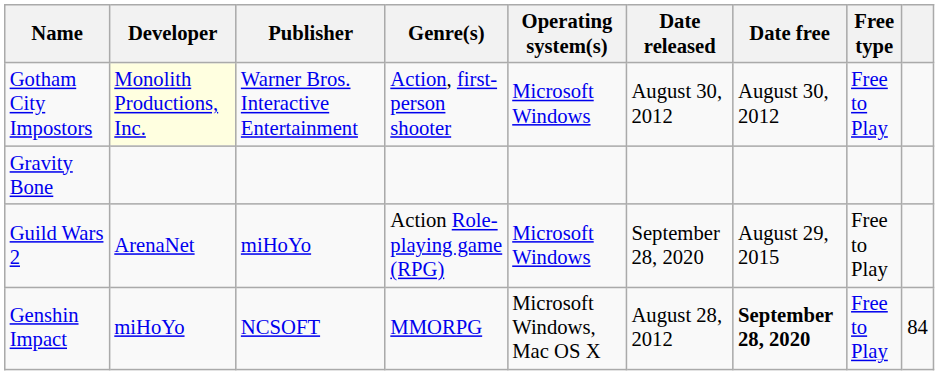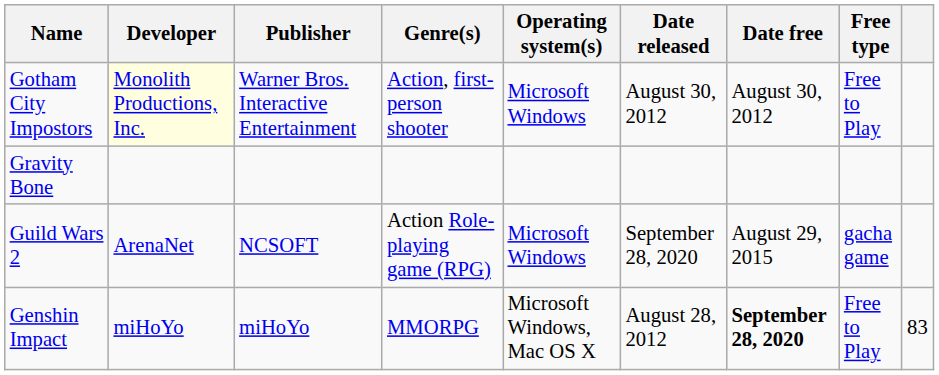(276, 245) miHoYo -> (279, 245) NCSOFT
(869, 245) Free to Play -> (868, 245) gacha game
(280, 327) NCSOFT -> (274, 327) miHoYo
(917, 327) 84 -> (917, 327) 83
